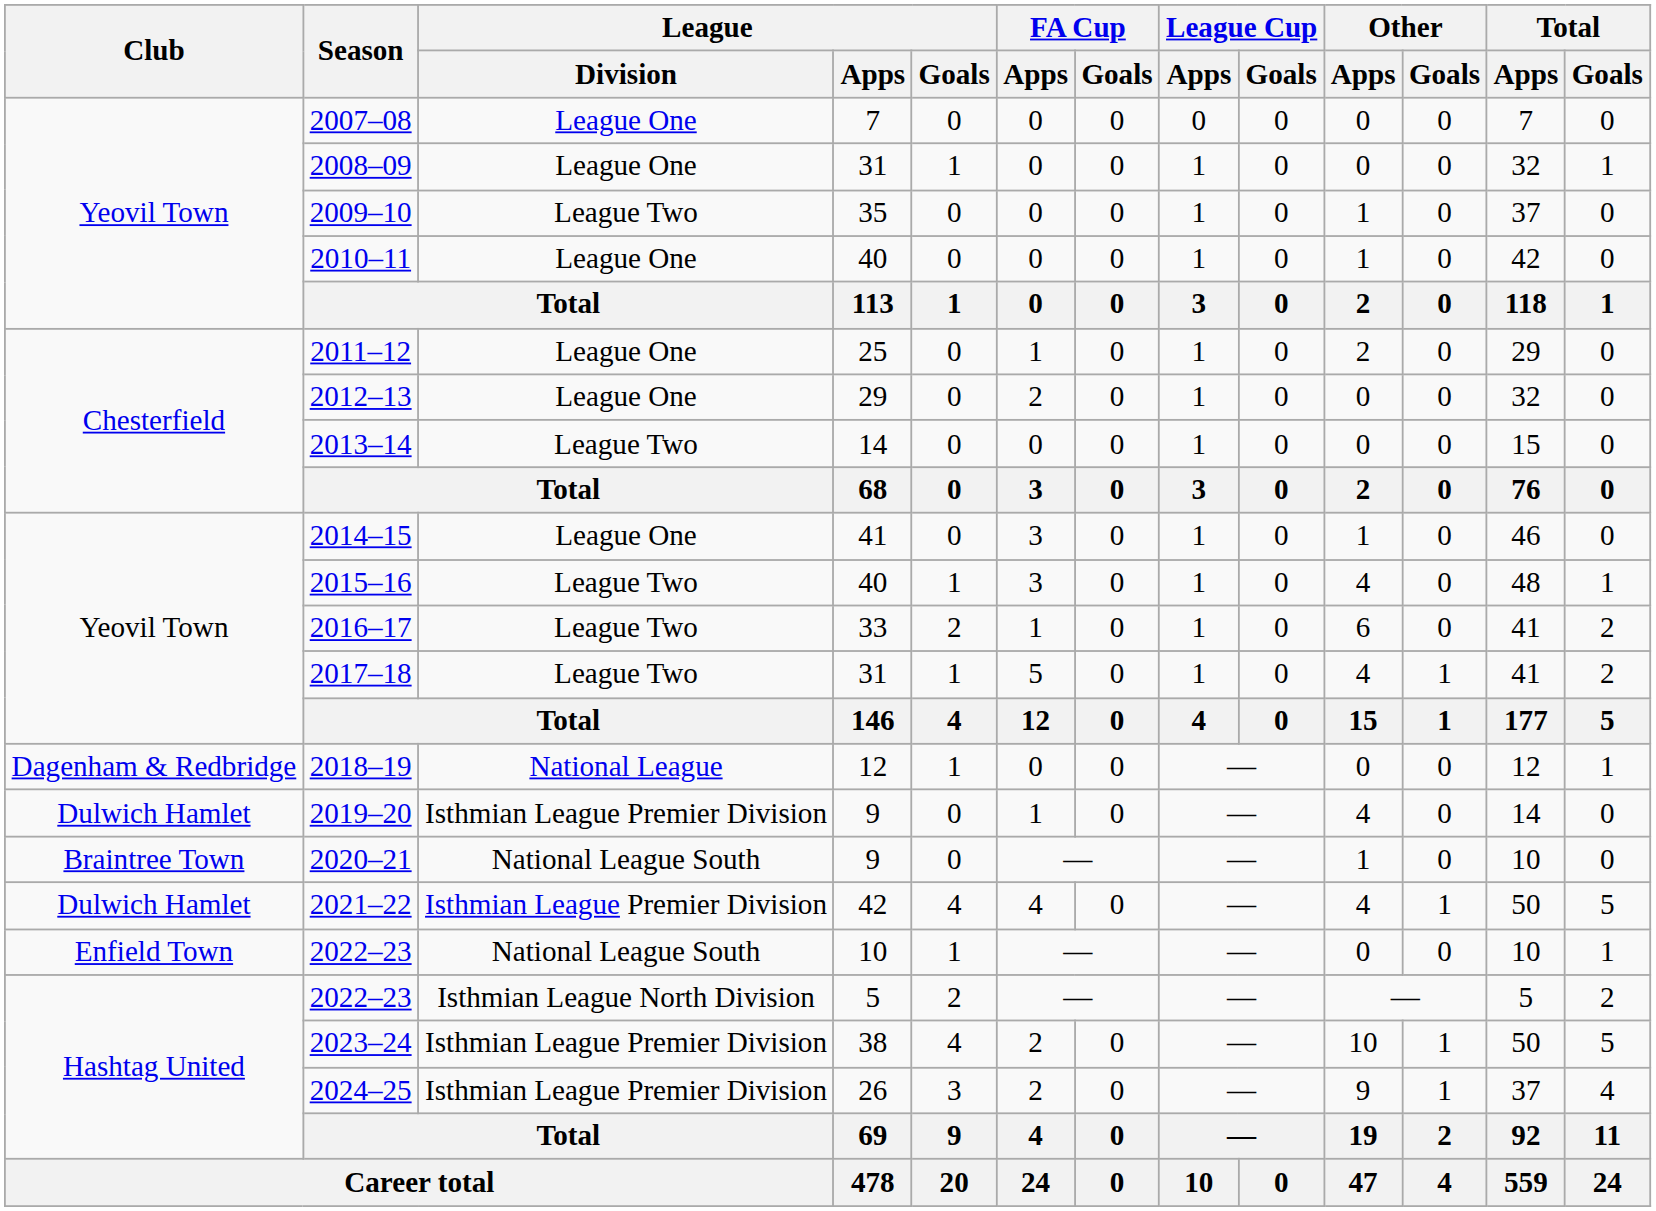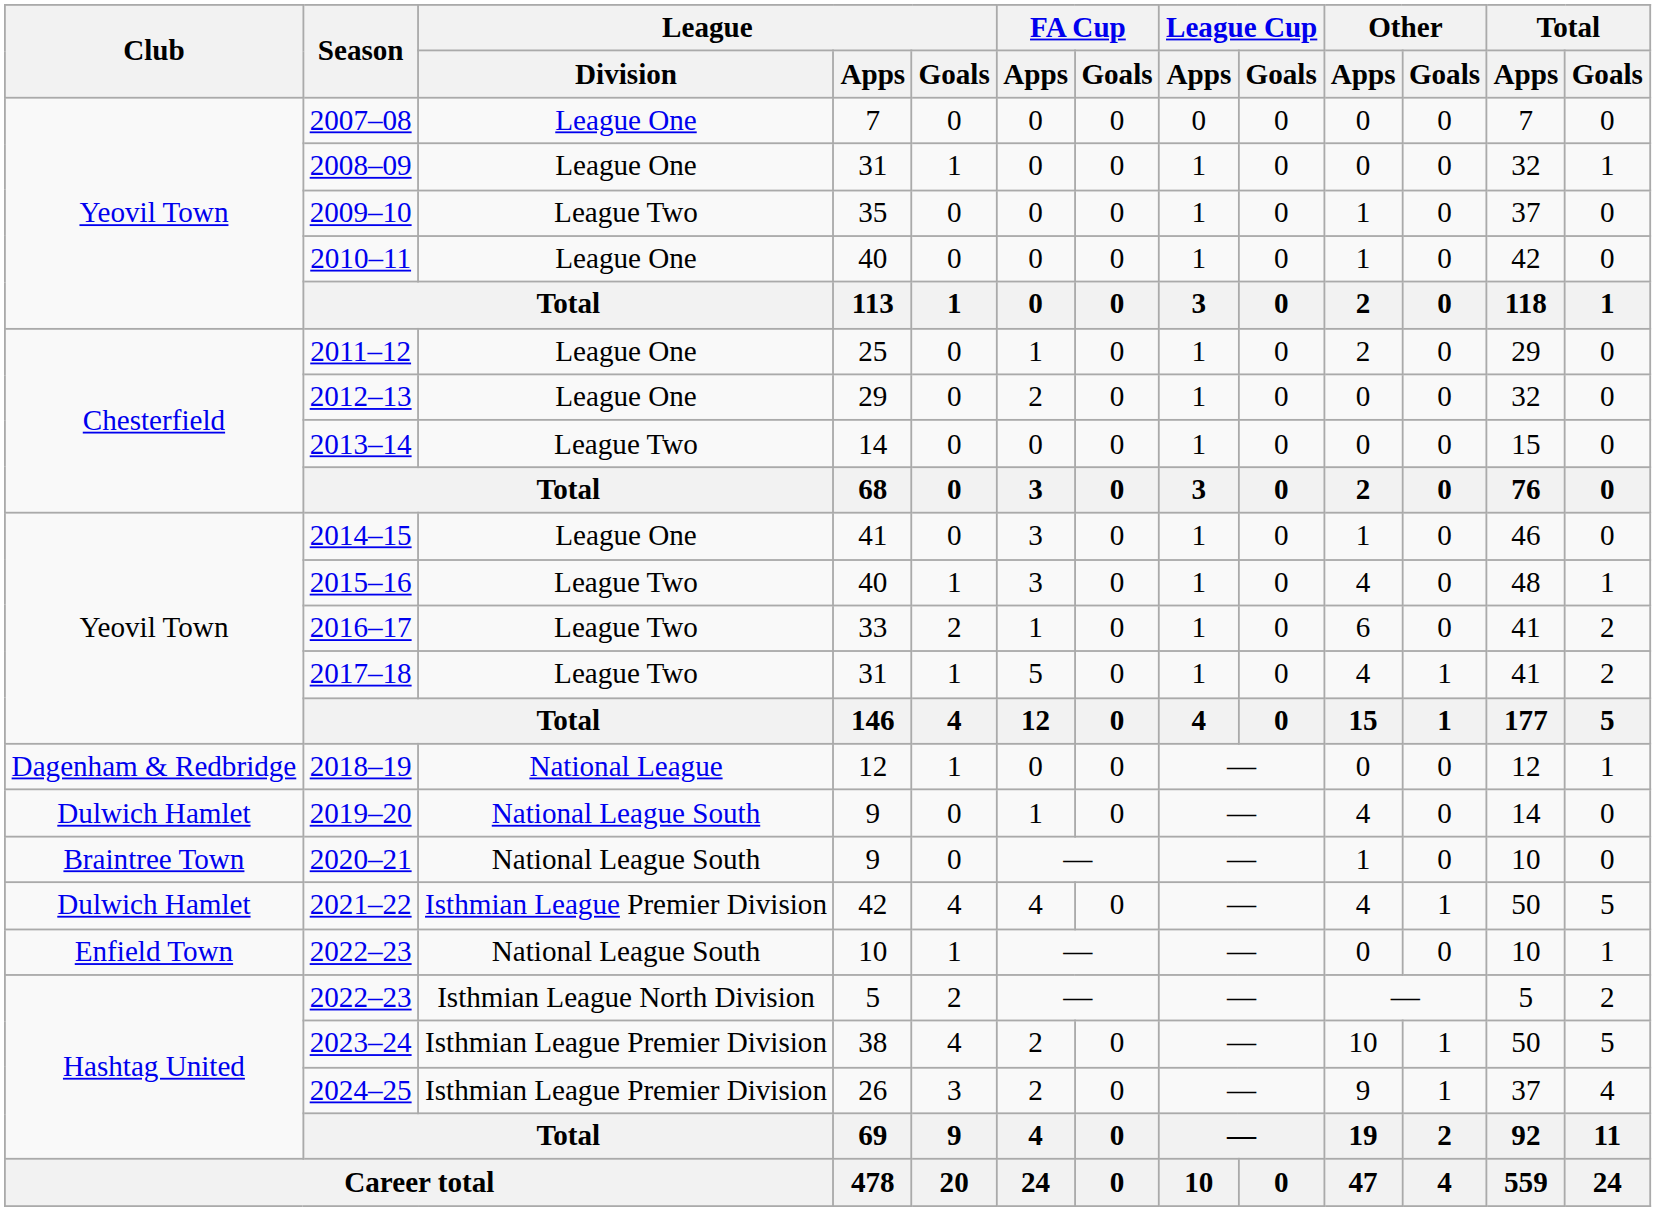(626, 812) Isthmian League Premier Division -> (626, 812) National League South
